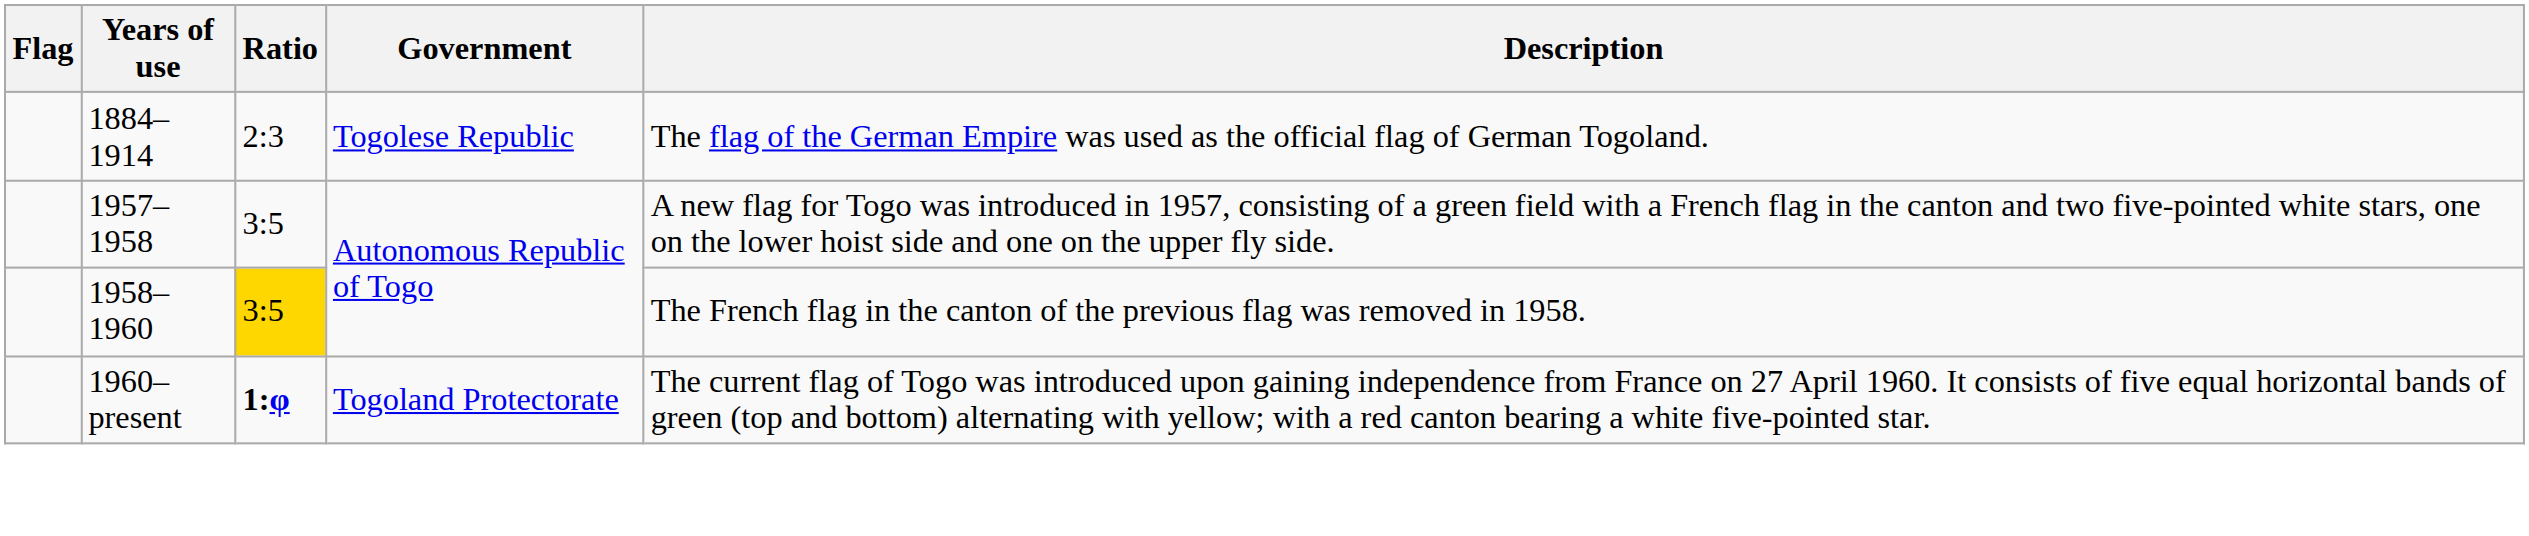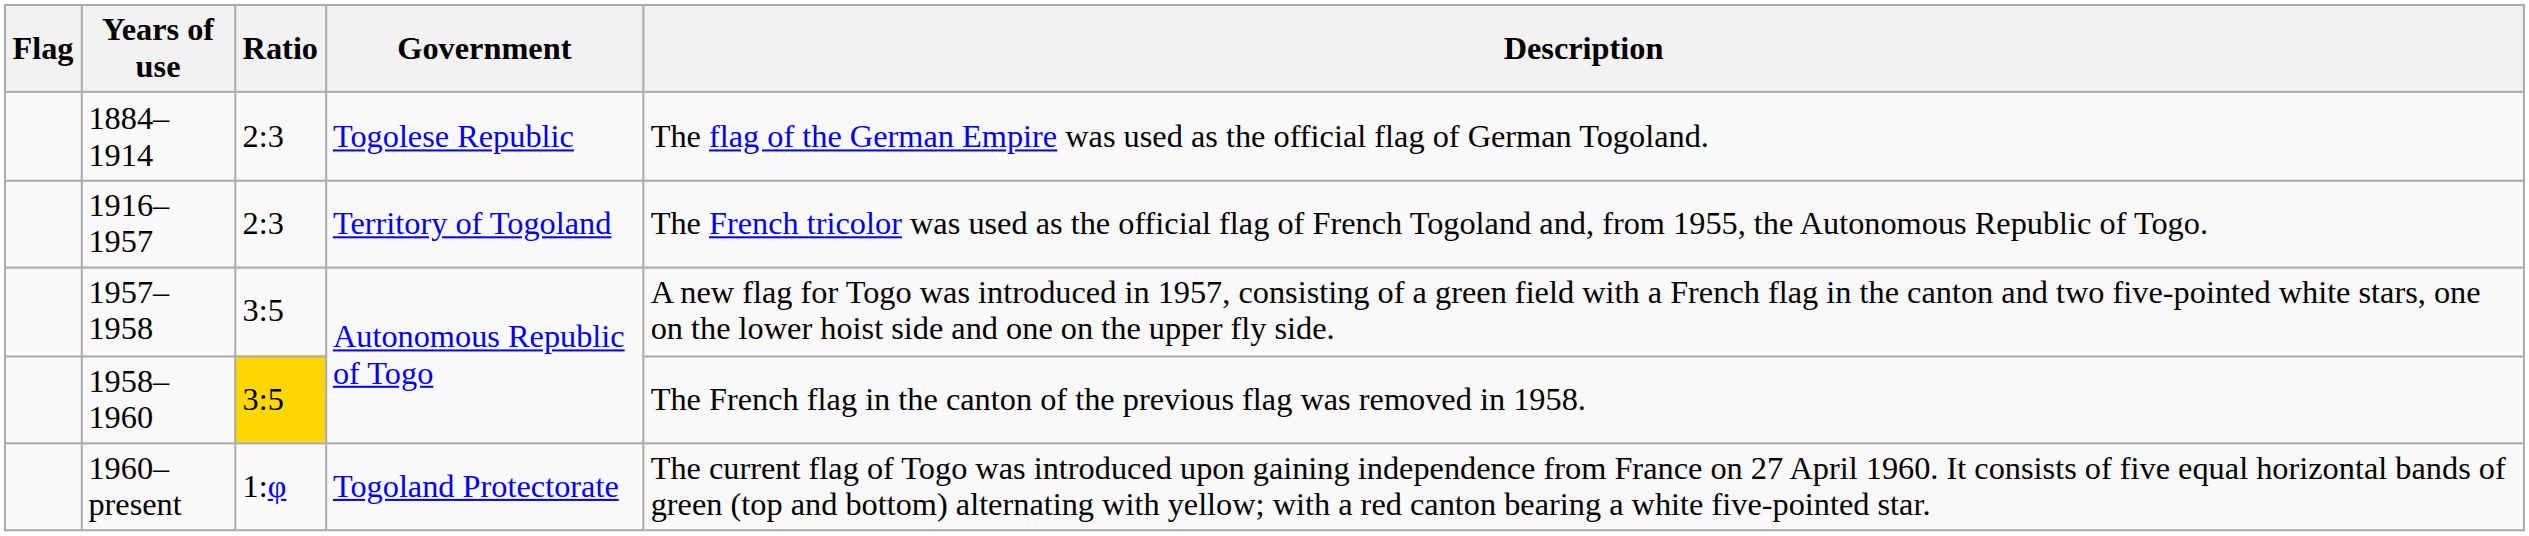+ row: (129, 223)
(266, 398) bold -> (265, 486) normal
